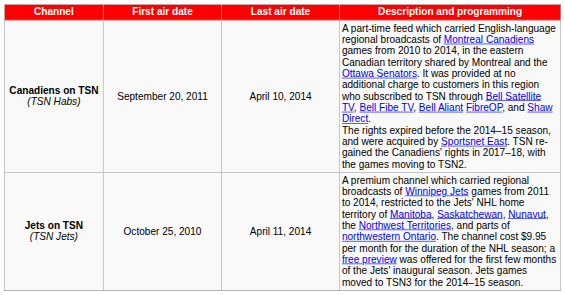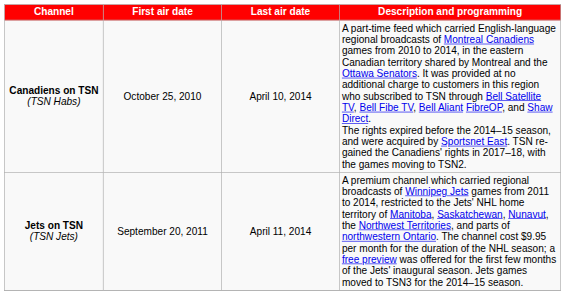(162, 96) September 20, 2011 -> (162, 96) October 25, 2010
(162, 231) October 25, 2010 -> (162, 231) September 20, 2011
